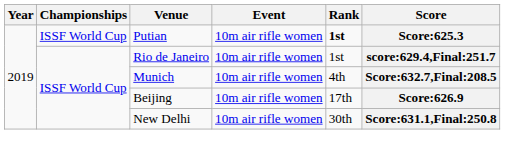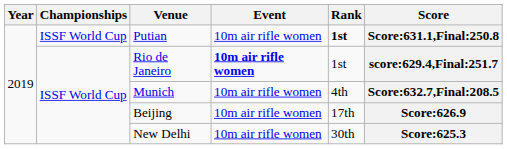(431, 35) Score:625.3 -> (433, 35) Score:631.1,Final:250.8
(269, 56) normal -> (249, 63) bold
(431, 118) Score:631.1,Final:250.8 -> (433, 133) Score:625.3
